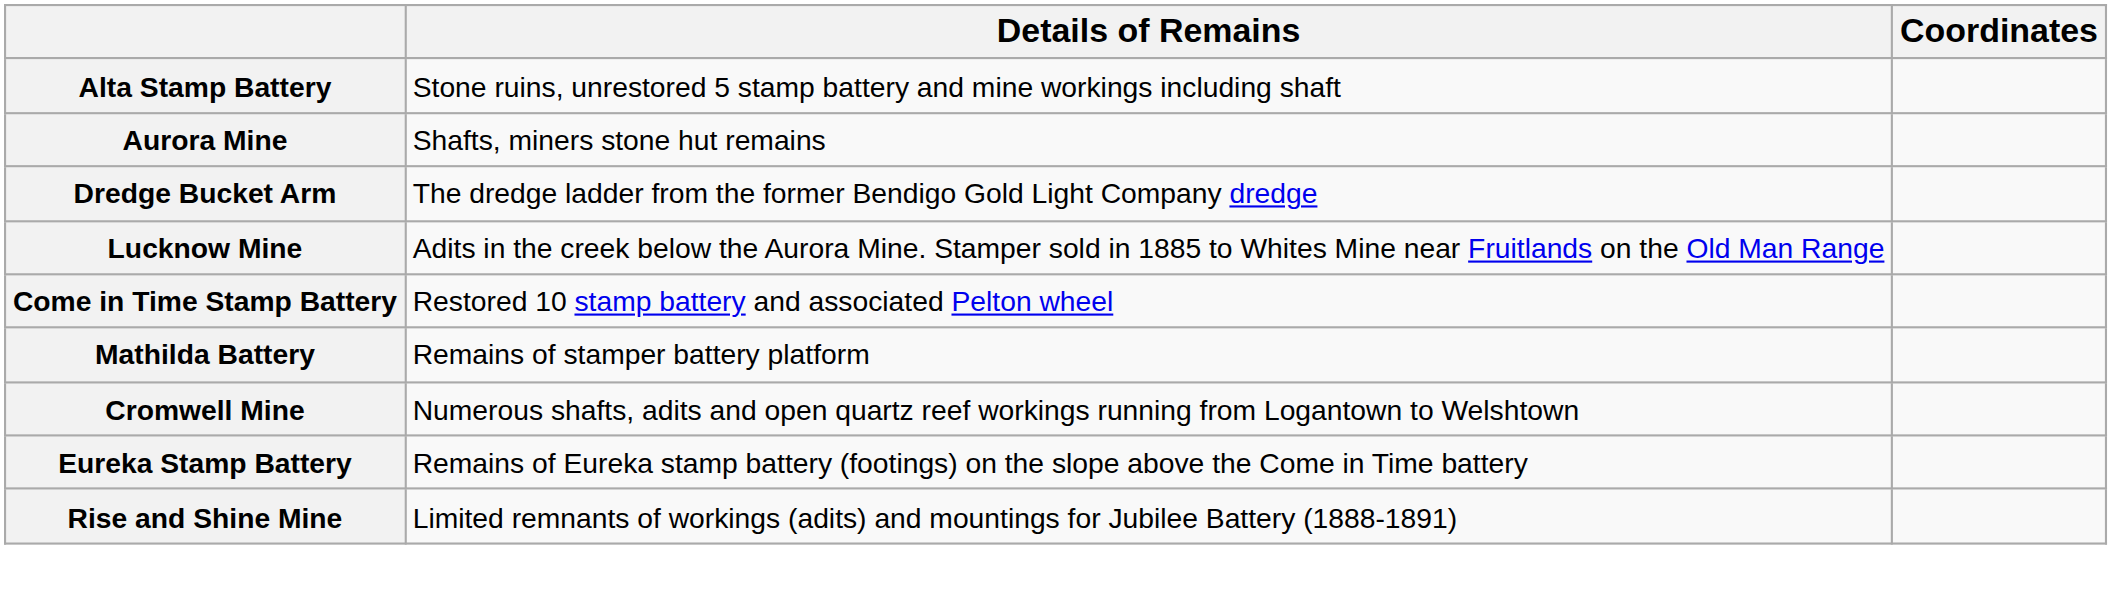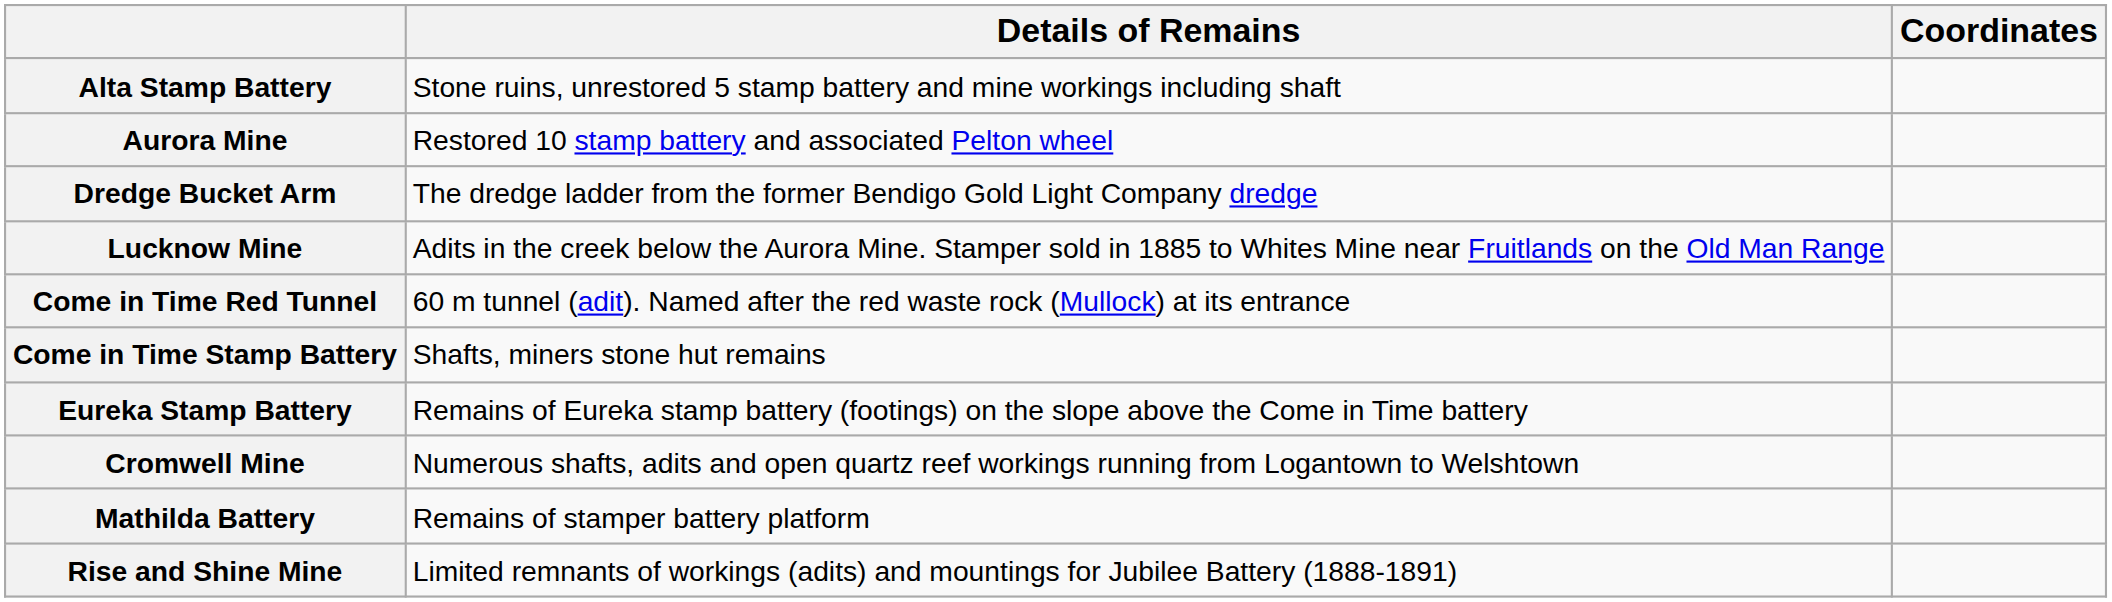(619, 141) Shafts, miners stone hut remains -> (763, 141) Restored 10 stamp battery and associated Pelton wheel
+ row: (205, 302)
(763, 302) Restored 10 stamp battery and associated Pelton wheel -> (619, 356) Shafts, miners stone hut remains
rows swapped: (205, 463) <-> (205, 356)
